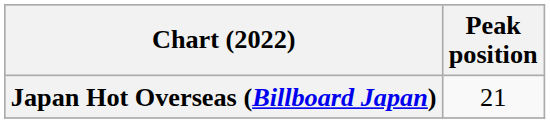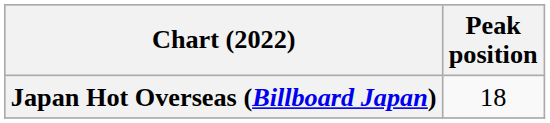(493, 96) 21 -> (493, 96) 18
